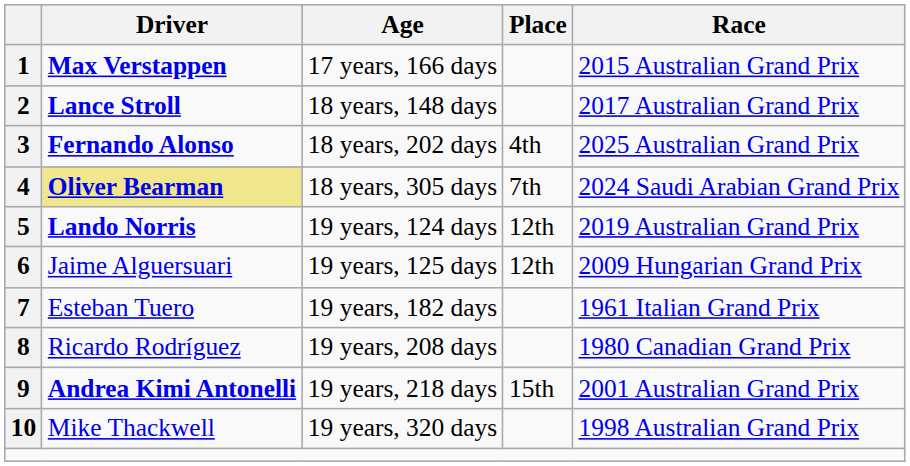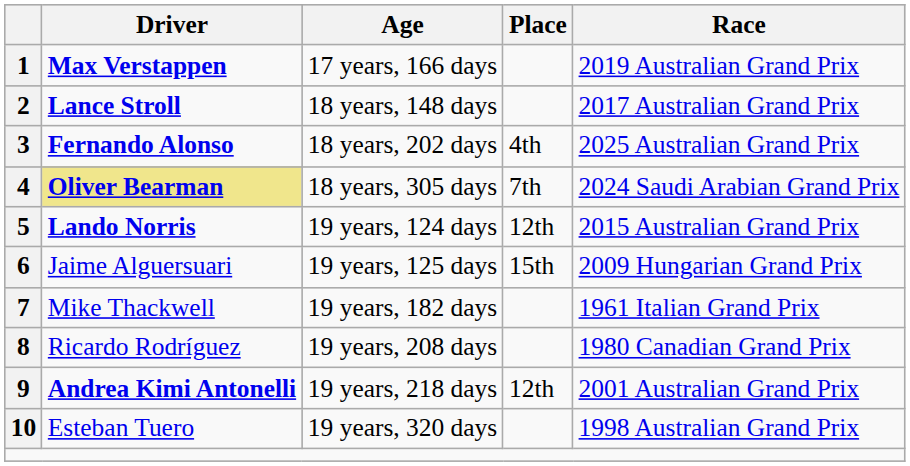(719, 65) 2015 Australian Grand Prix -> (719, 65) 2019 Australian Grand Prix
(719, 226) 2019 Australian Grand Prix -> (719, 226) 2015 Australian Grand Prix
(532, 266) 12th -> (532, 266) 15th
(121, 307) Esteban Tuero -> (131, 307) Mike Thackwell
(532, 387) 15th -> (532, 387) 12th
(131, 428) Mike Thackwell -> (121, 428) Esteban Tuero
